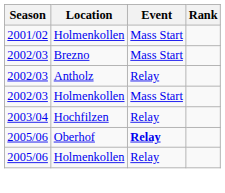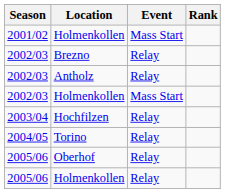(157, 55) Mass Start -> (145, 55) Relay
+ row: (28, 137)
(145, 137) bold -> (145, 158) normal
